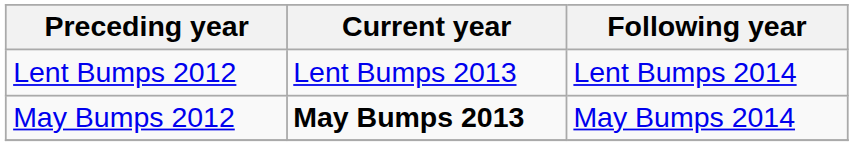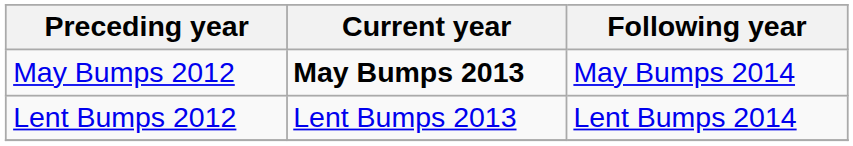rows swapped: (124, 117) <-> (125, 72)
